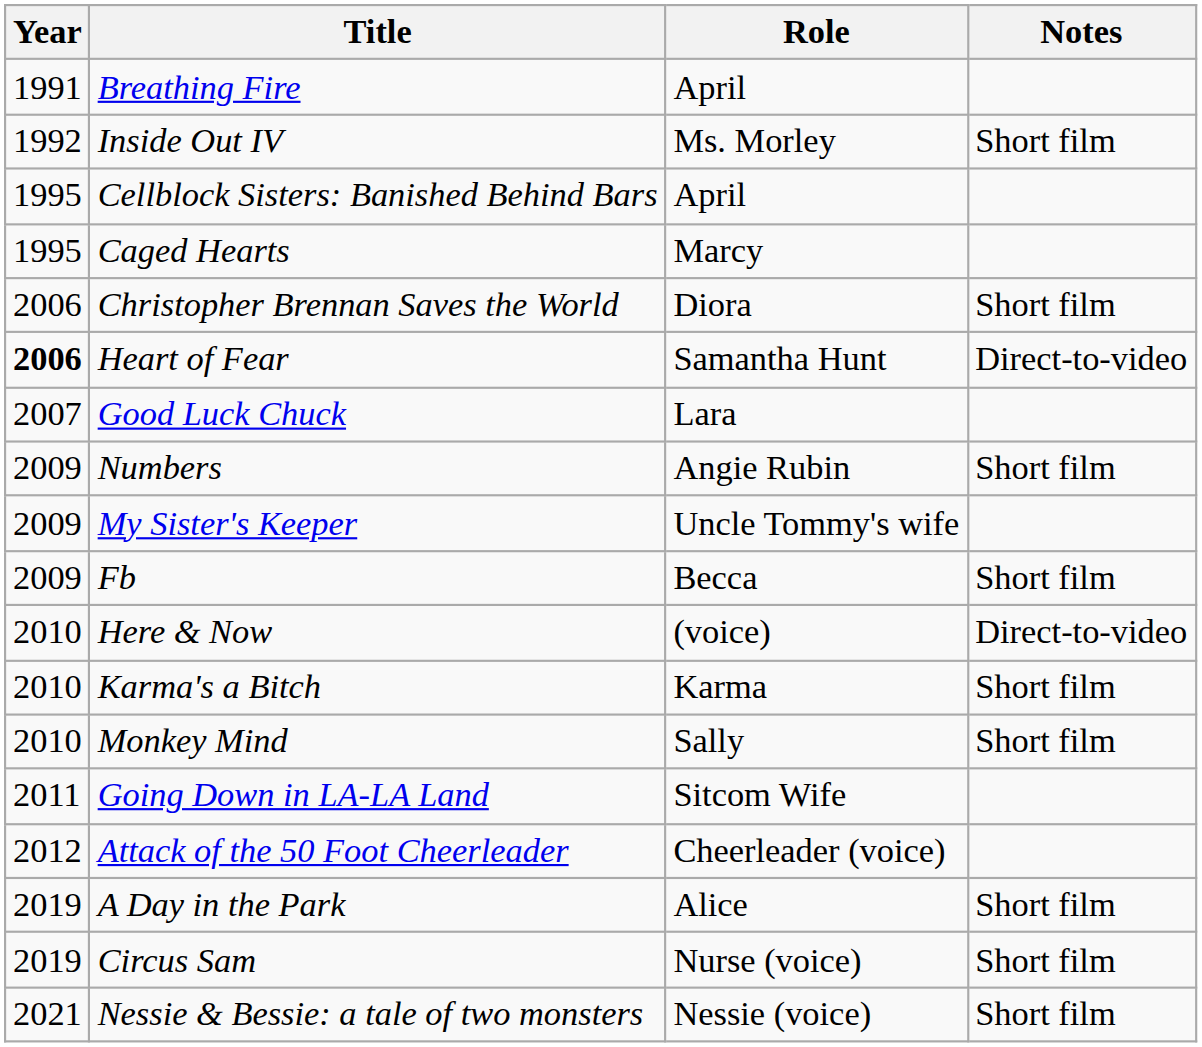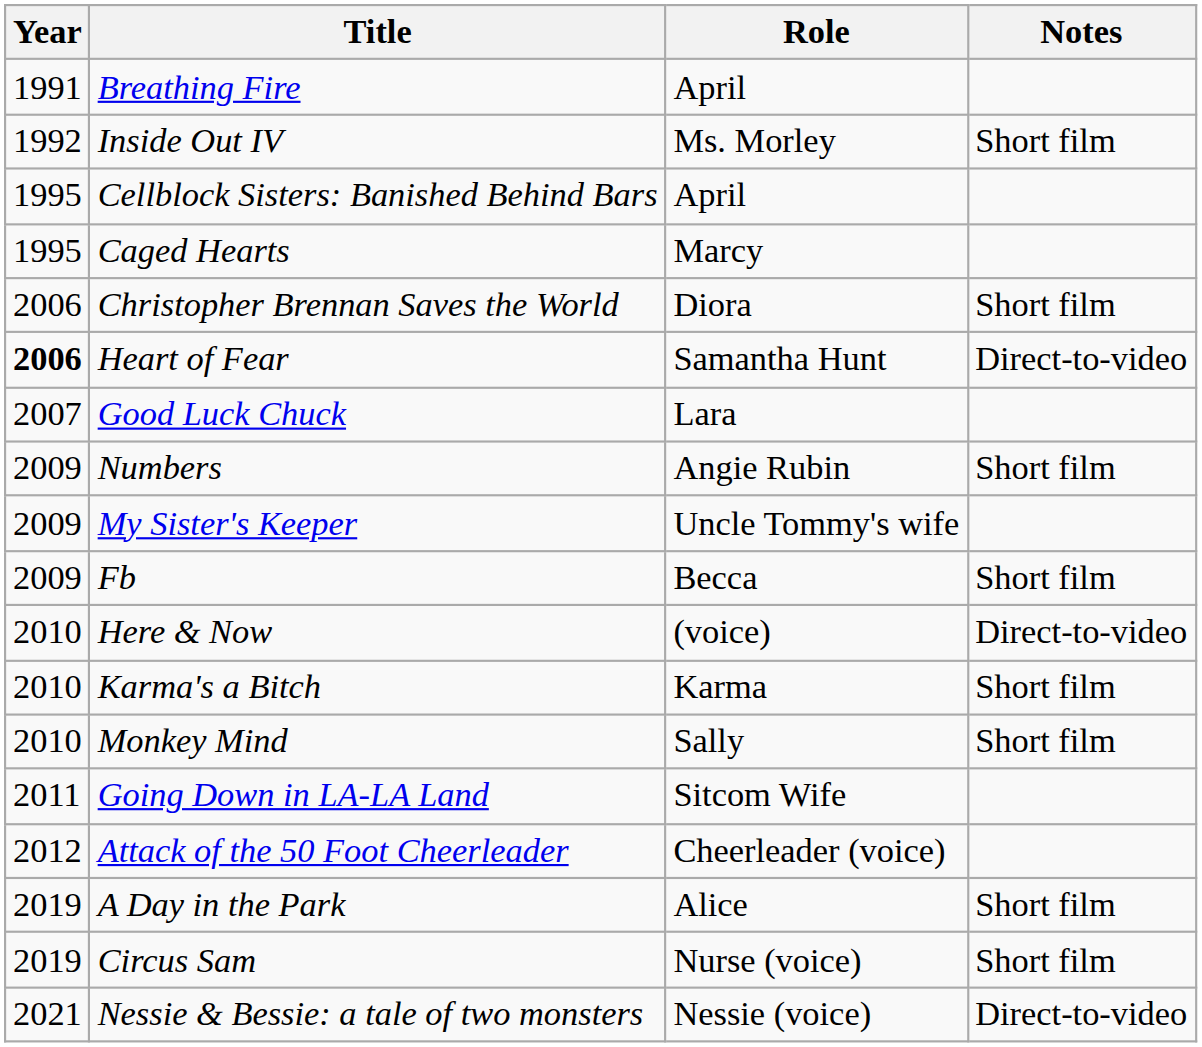(1045, 1013) Short film -> (1081, 1013) Direct-to-video
